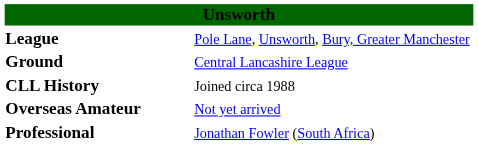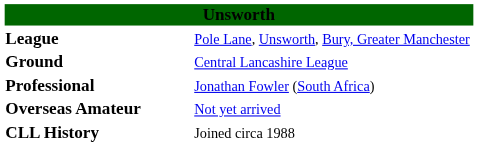rows swapped: (50, 132) <-> (52, 85)
